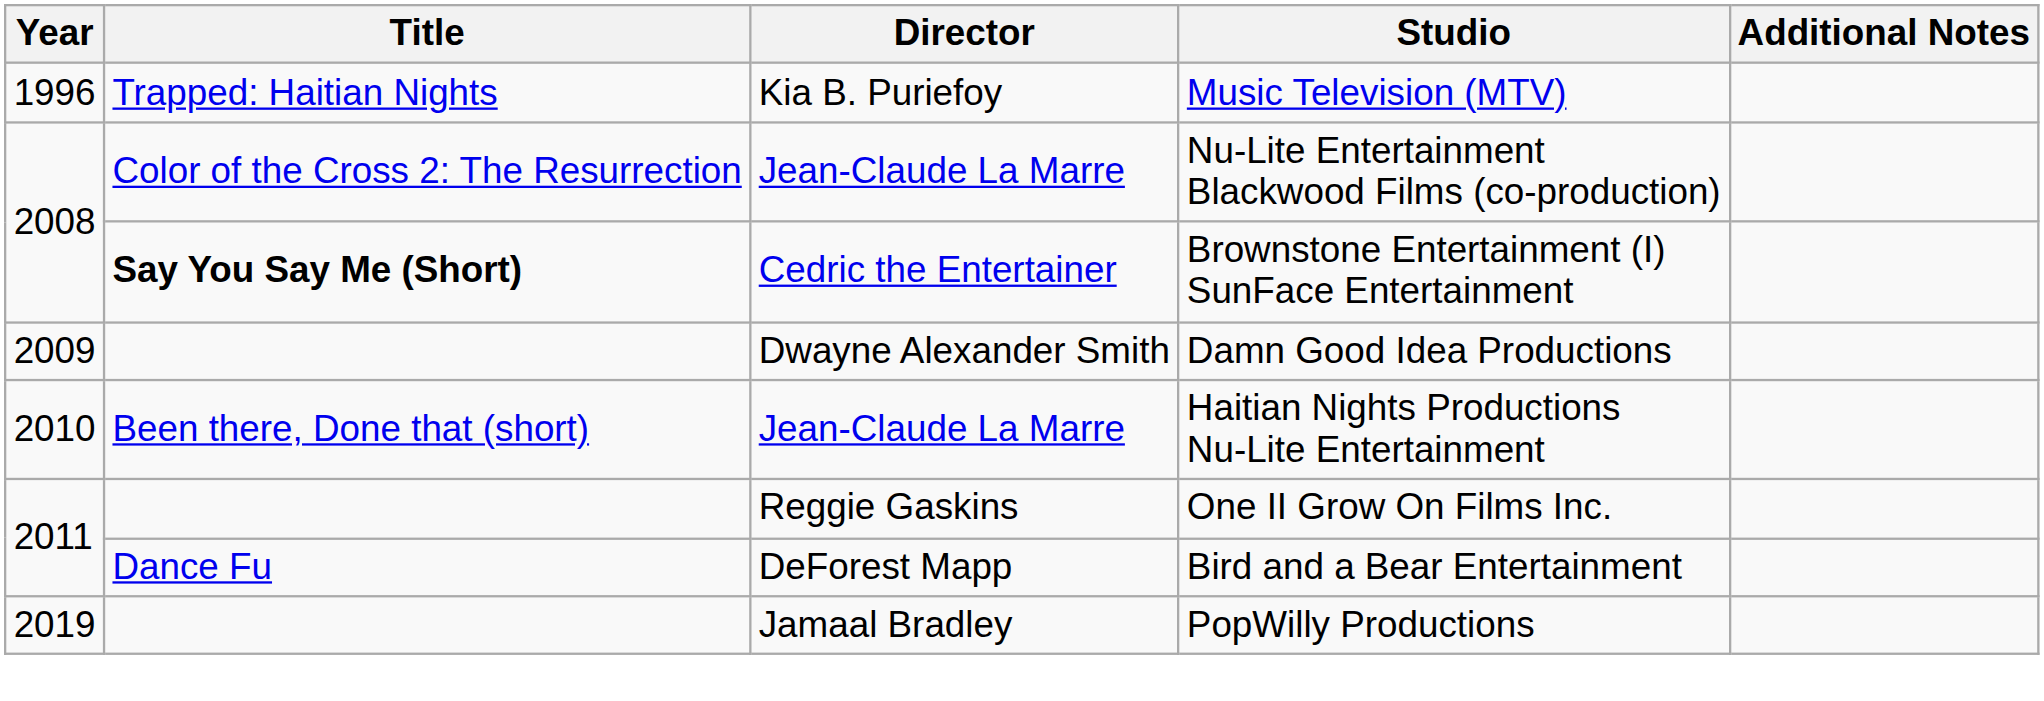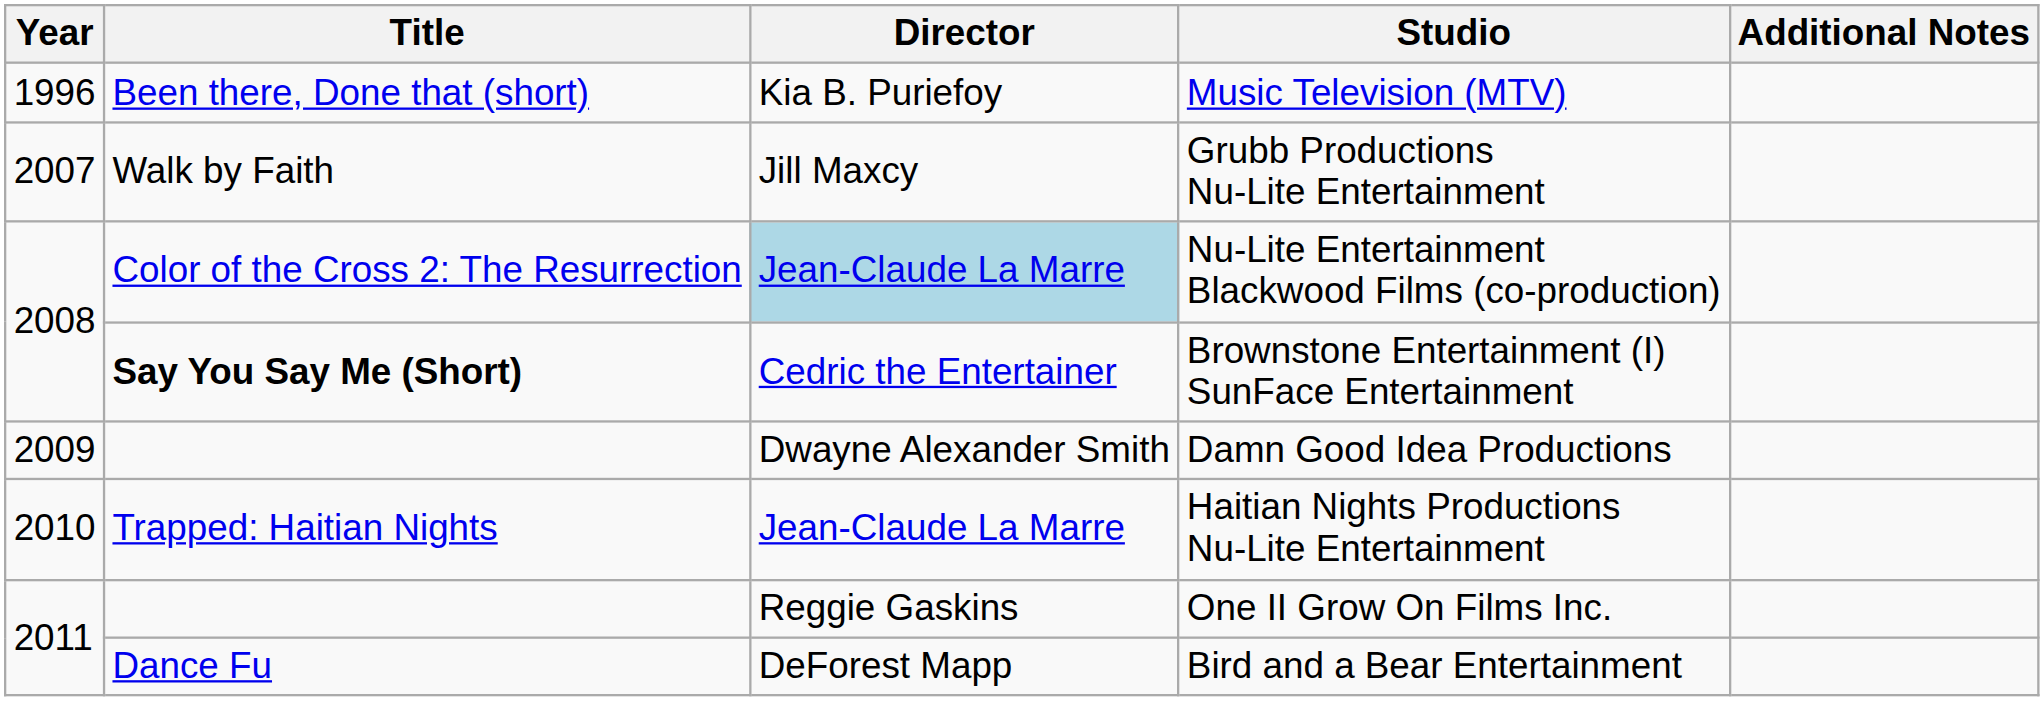(305, 92) Trapped: Haitian Nights -> (351, 92) Been there, Done that (short)
+ row: (1366, 171)
(942, 171) no background -> (942, 270) lightblue background
(351, 428) Been there, Done that (short) -> (305, 528) Trapped: Haitian Nights
- row: (1361, 624)
